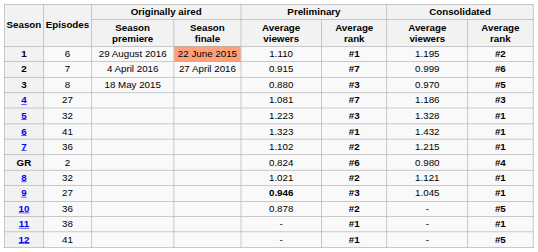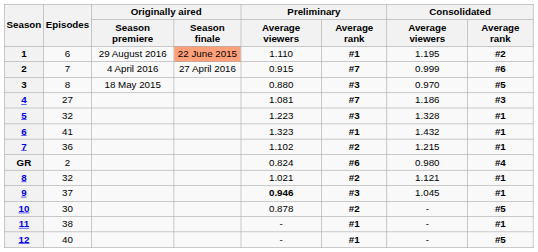(67, 193) 27 -> (67, 193) 37
(67, 208) 36 -> (67, 208) 30
(67, 239) 41 -> (67, 239) 40
